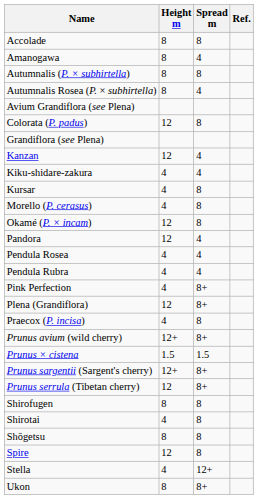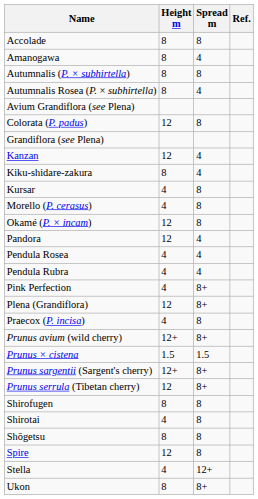(164, 172) 4 -> (164, 172) 8
